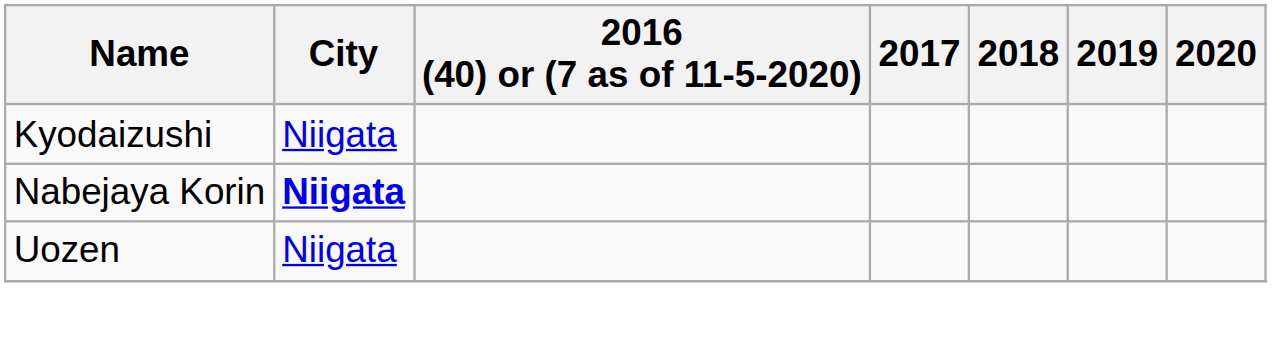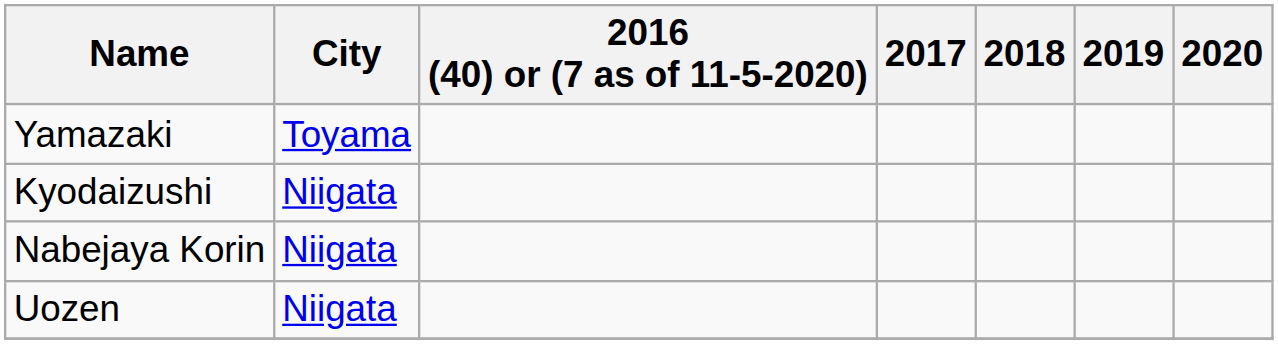+ row: (93, 133)
(344, 191) bold -> (340, 250) normal
